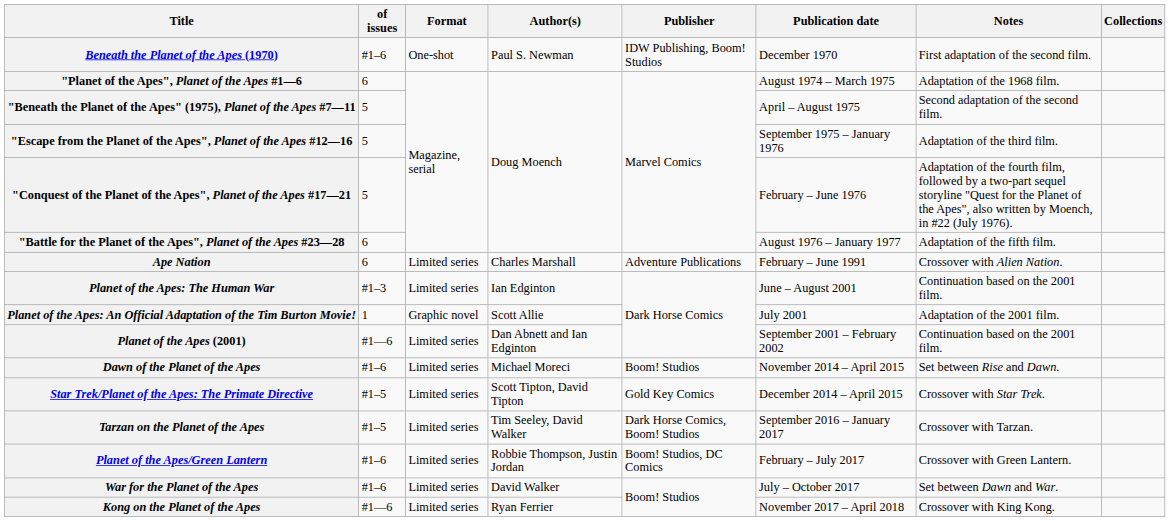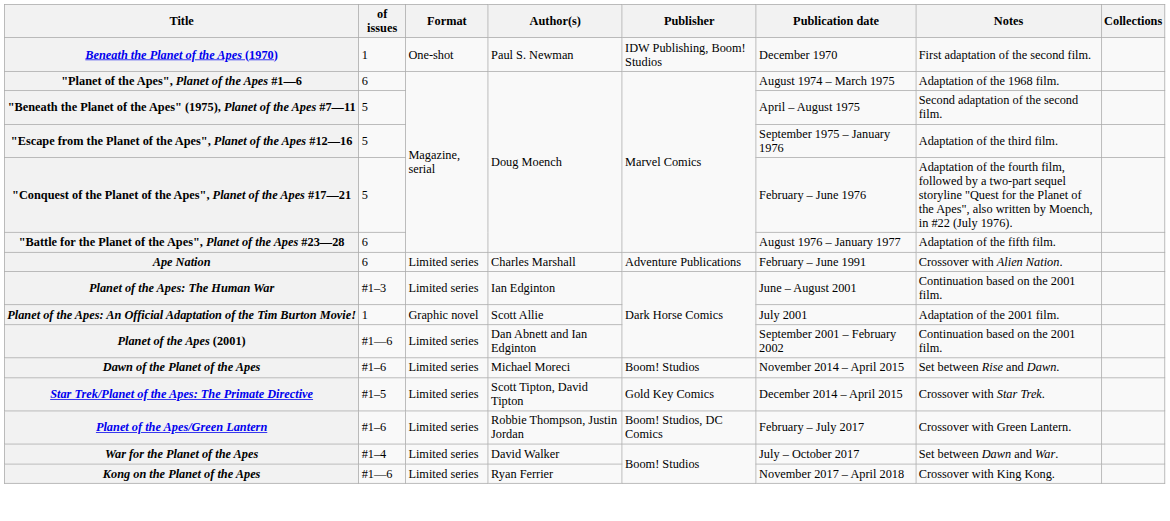(374, 54) #1–6 -> (365, 54) 1
- row: (182, 427)
(374, 487) #1–6 -> (374, 454) #1–4
